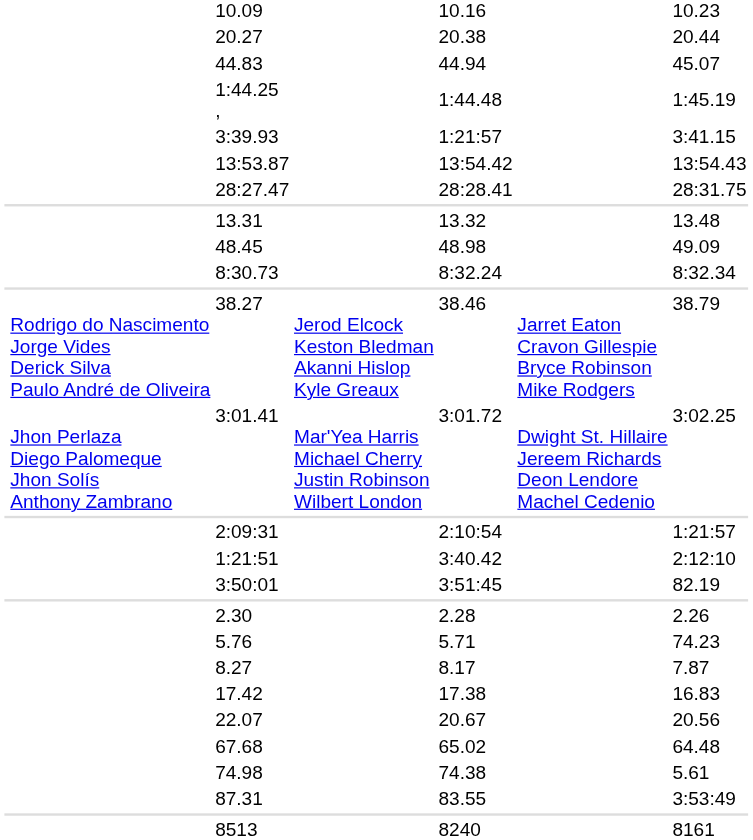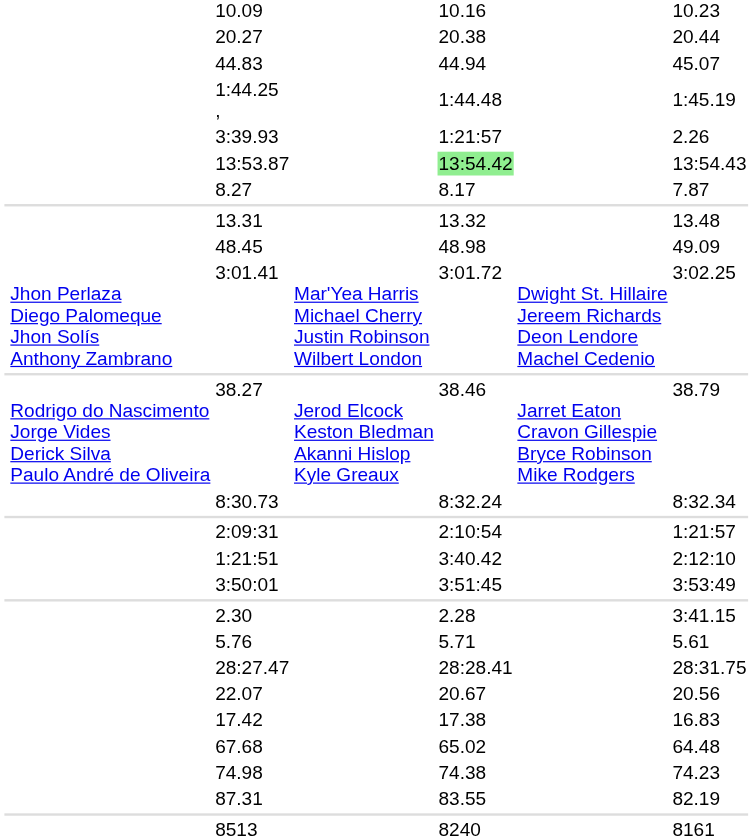(704, 137) 3:41.15 -> (691, 137) 2.26
(476, 163) no background -> (476, 163) lightgreen background
rows swapped: (110, 190) <-> (110, 668)
rows swapped: (110, 273) <-> (91, 469)
(696, 584) 82.19 -> (704, 584) 3:53:49
(691, 615) 2.26 -> (704, 615) 3:41.15
(696, 641) 74.23 -> (691, 641) 5.61
rows swapped: (110, 694) <-> (110, 721)
(691, 772) 5.61 -> (696, 772) 74.23
(704, 798) 3:53:49 -> (696, 798) 82.19
